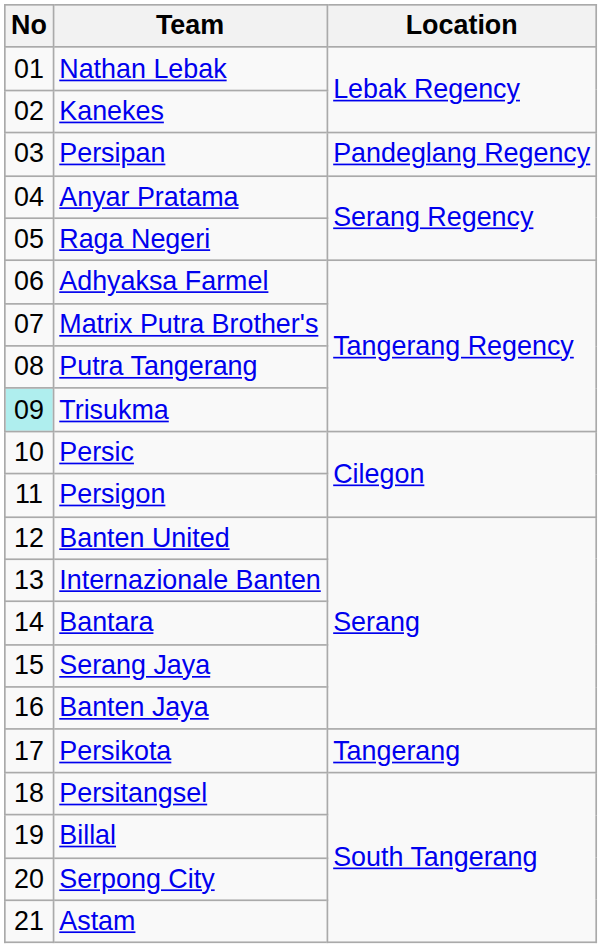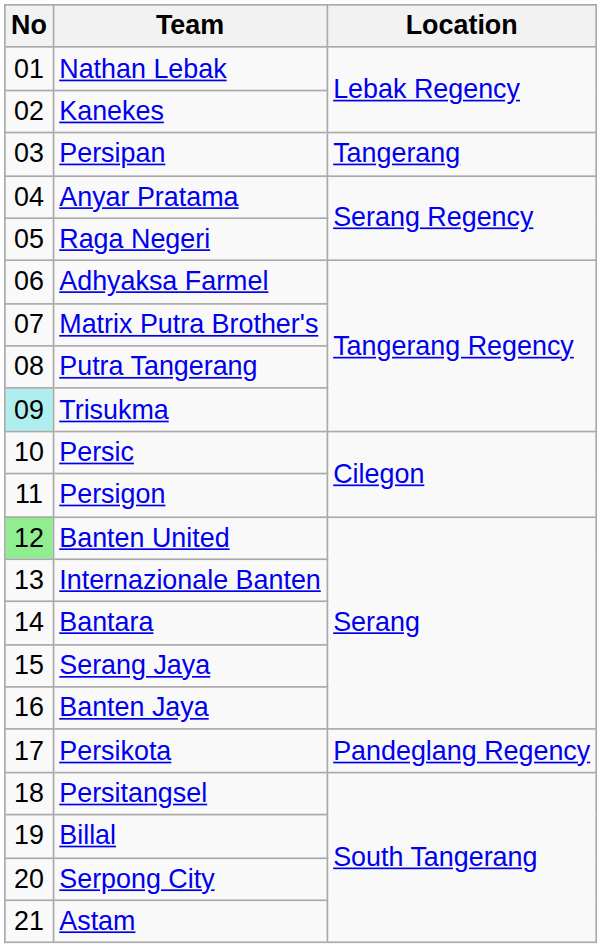(462, 153) Pandeglang Regency -> (397, 153) Tangerang
(29, 537) no background -> (29, 537) lightgreen background
(397, 750) Tangerang -> (462, 750) Pandeglang Regency
